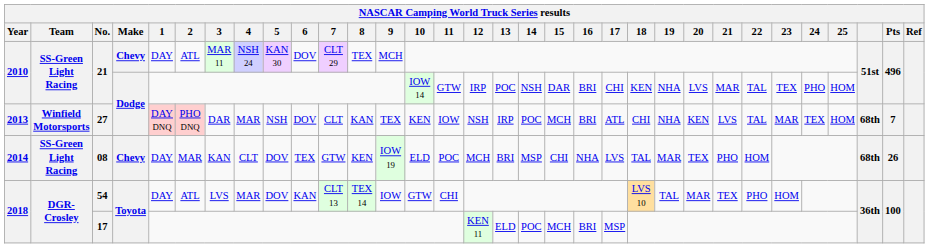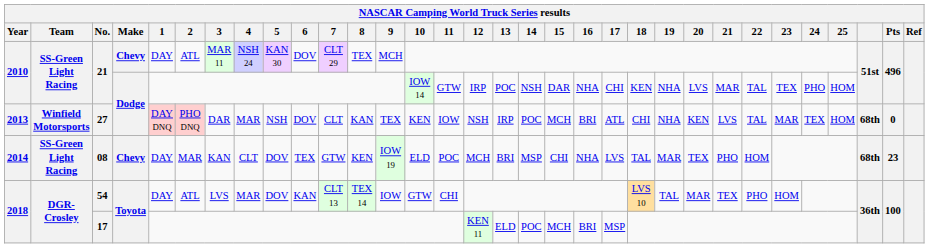(588, 88) BRI -> (588, 88) NHA
(893, 119) 7 -> (893, 119) 0
(893, 157) 26 -> (893, 157) 23
